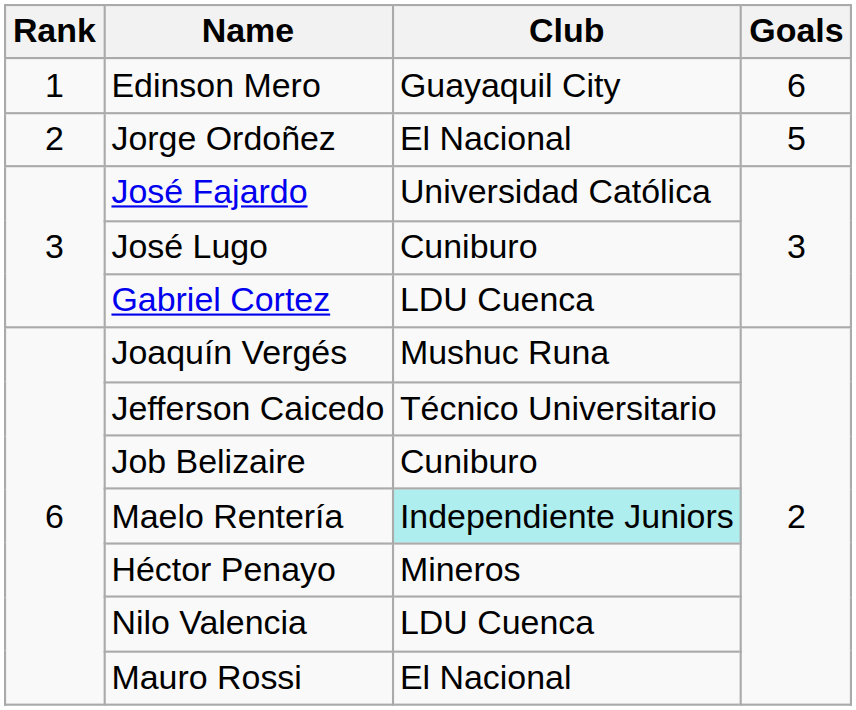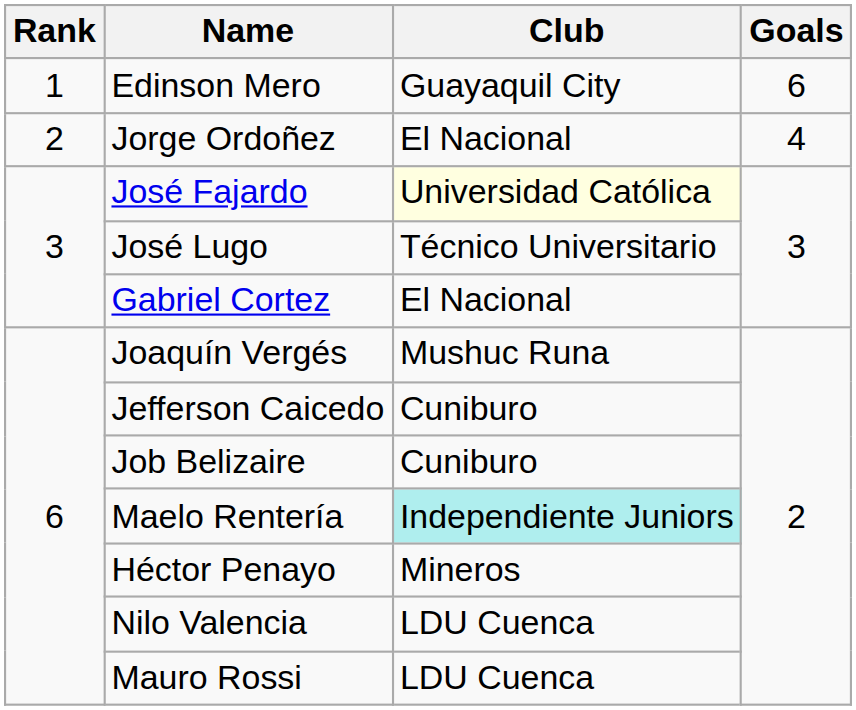(796, 138) 5 -> (796, 138) 4
(555, 192) no background -> (555, 192) lightyellow background
(469, 246) Cuniburo -> (558, 246) Técnico Universitario
(497, 300) LDU Cuenca -> (486, 300) El Nacional
(558, 407) Técnico Universitario -> (469, 407) Cuniburo
(486, 676) El Nacional -> (497, 676) LDU Cuenca
